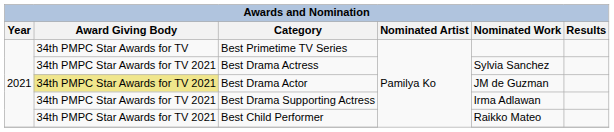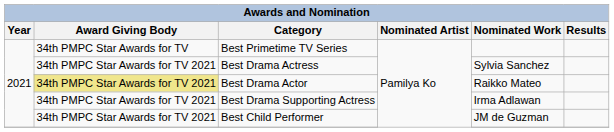(511, 83) JM de Guzman -> (508, 83) Raikko Mateo
(508, 118) Raikko Mateo -> (511, 118) JM de Guzman
